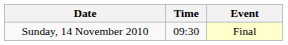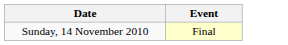- column: (186, 13)
